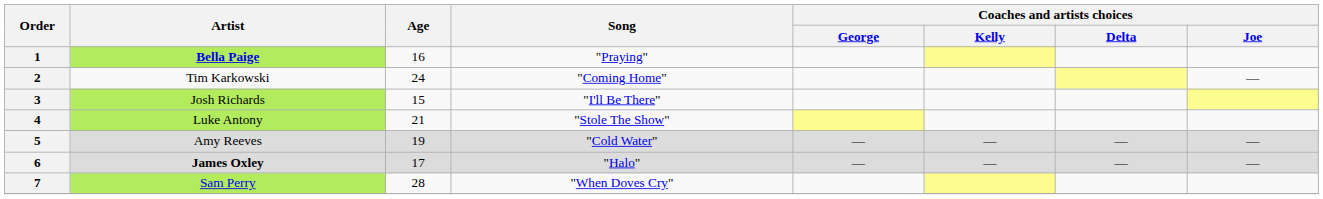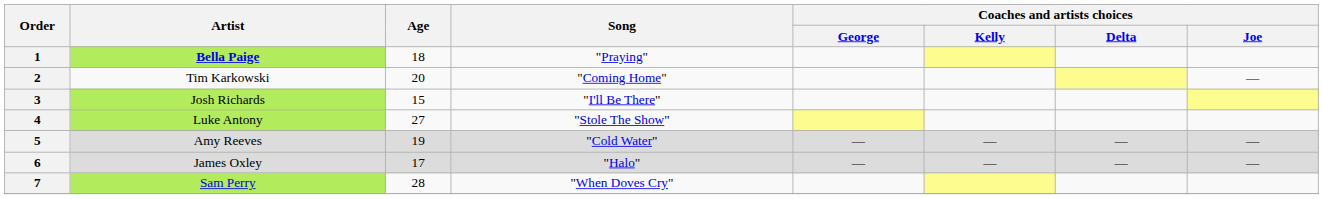(418, 57) 16 -> (418, 57) 18
(418, 78) 24 -> (418, 78) 20
(418, 120) 21 -> (418, 120) 27
(228, 162) bold -> (228, 162) normal
